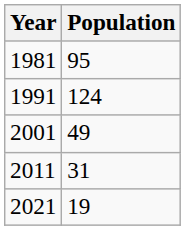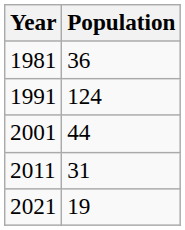(79, 59) 95 -> (79, 59) 36
(79, 133) 49 -> (79, 133) 44
